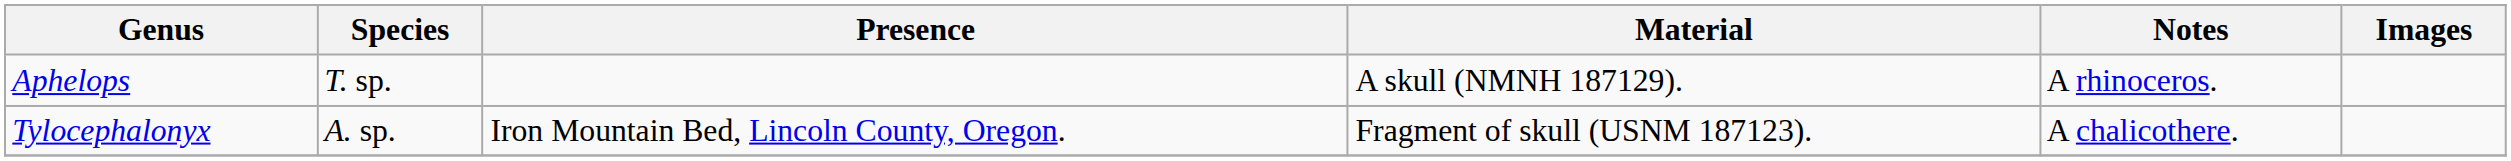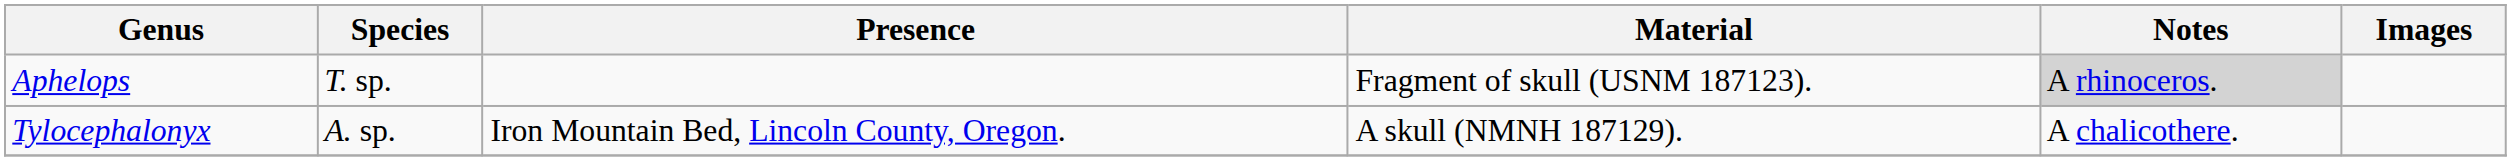(1519, 79) A skull (NMNH 187129). -> (1584, 79) Fragment of skull (USNM 187123).
(2132, 79) no background -> (2132, 79) lightgrey background
(1584, 130) Fragment of skull (USNM 187123). -> (1519, 130) A skull (NMNH 187129).
